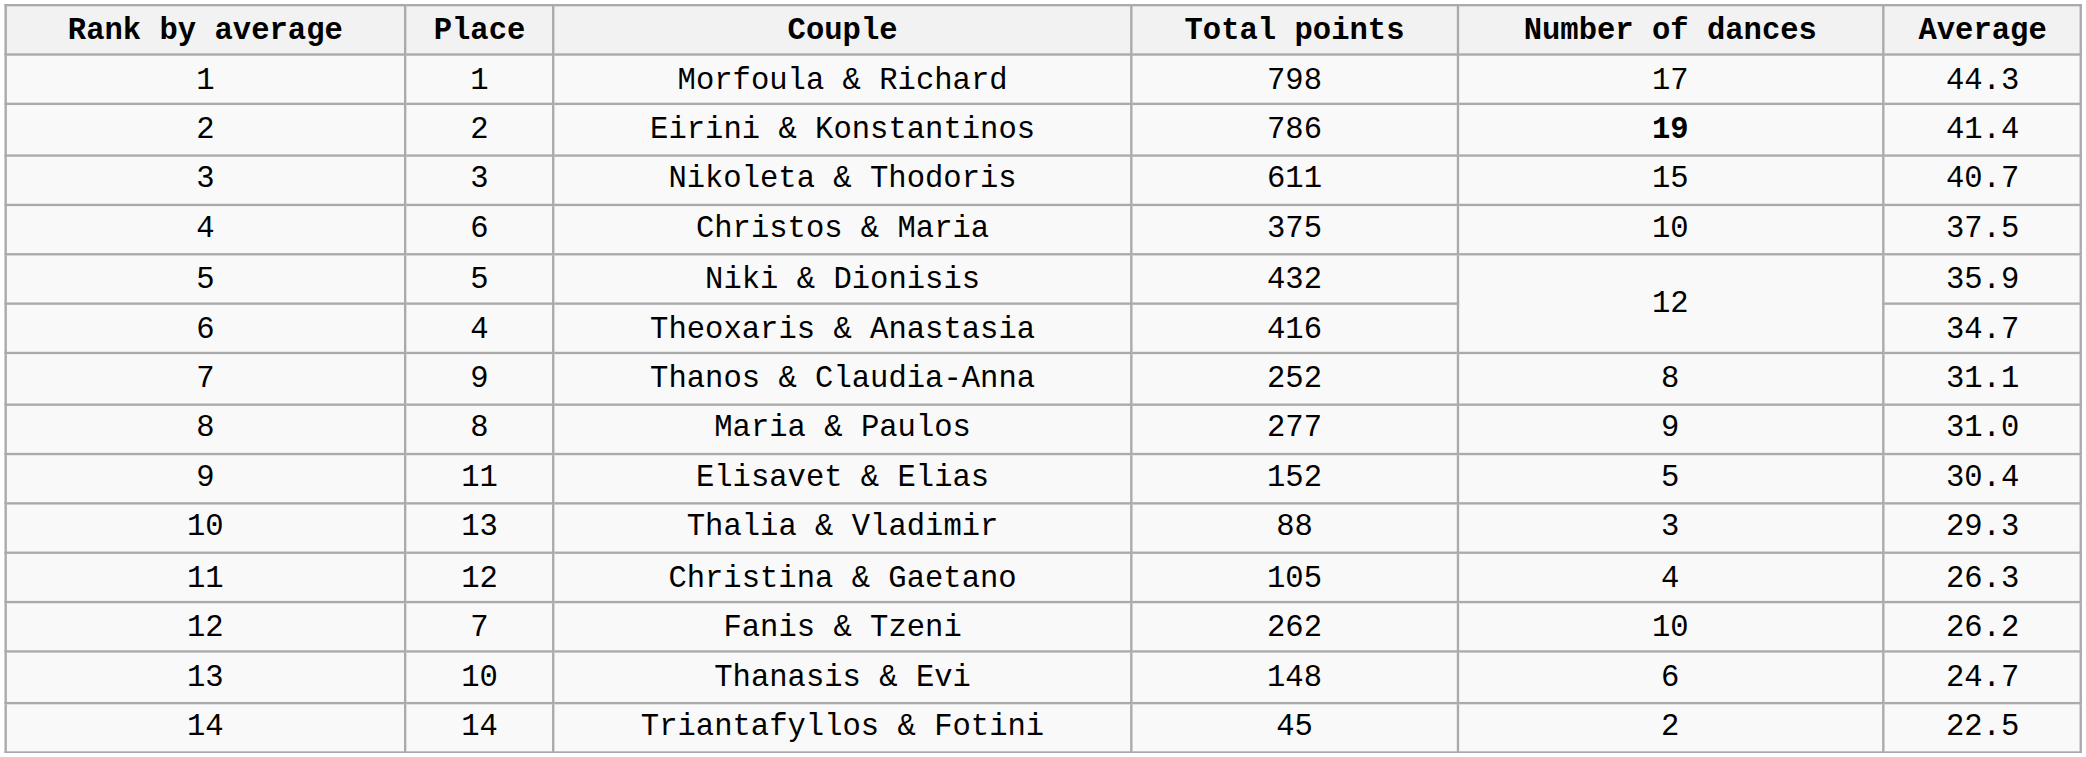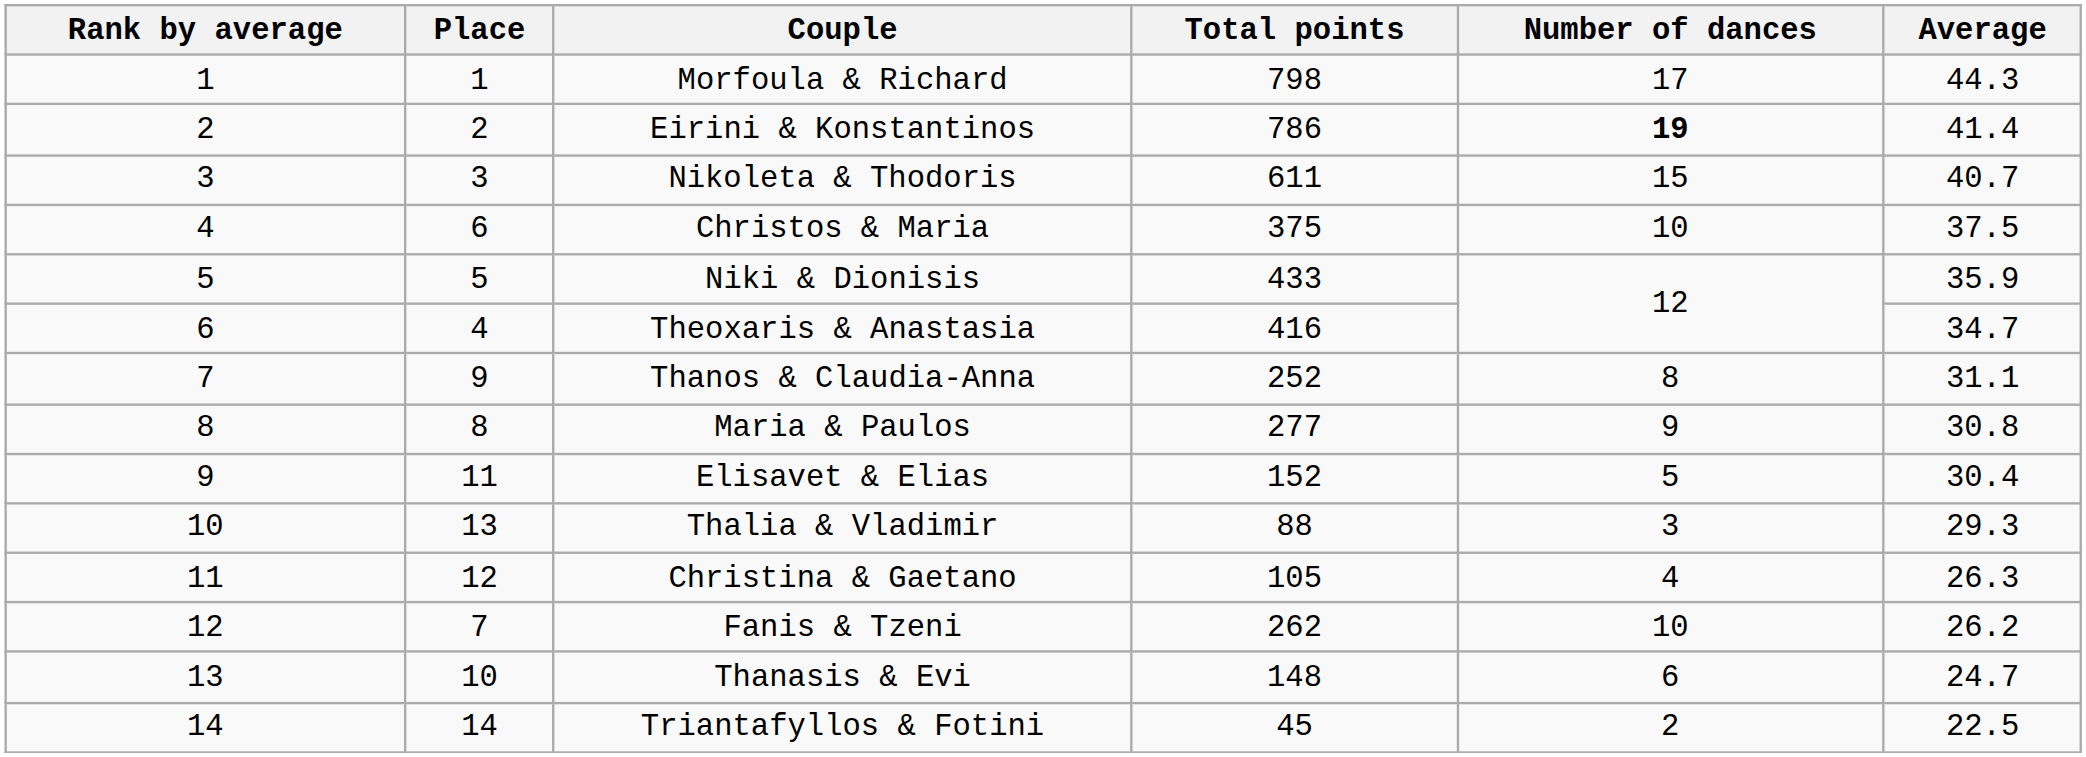(1295, 279) 432 -> (1295, 279) 433
(1983, 428) 31.0 -> (1983, 428) 30.8
